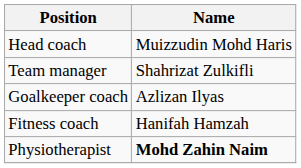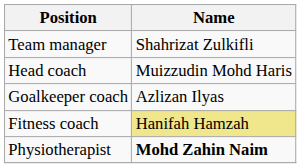rows swapped: (57, 70) <-> (47, 44)
(192, 123) no background -> (192, 123) khaki background
